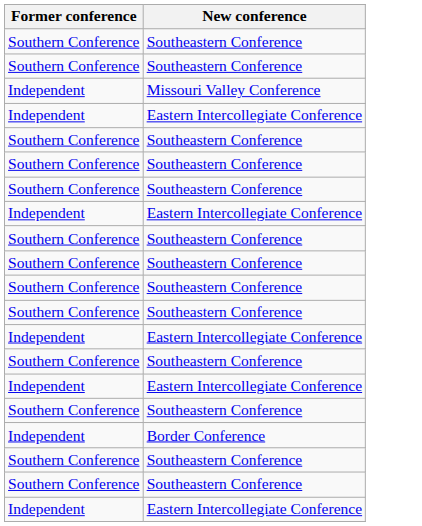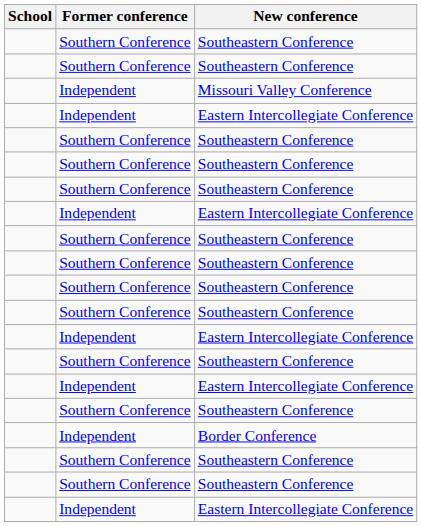+ column: (30, 16)
